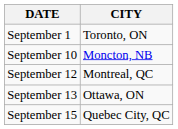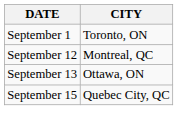- row: (42, 54)
